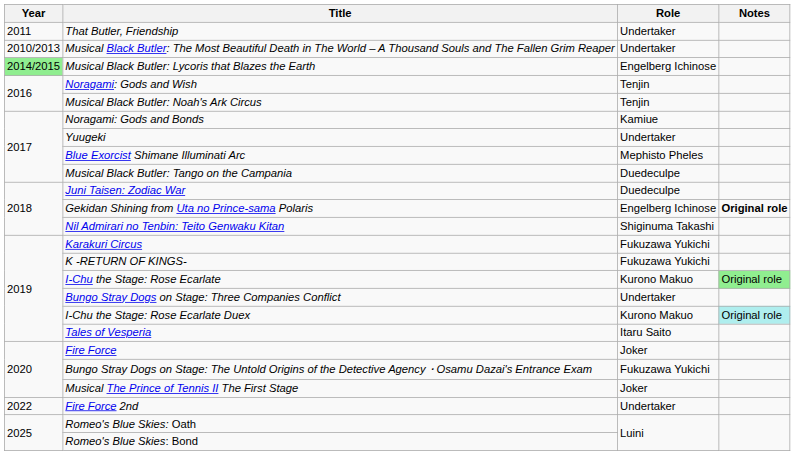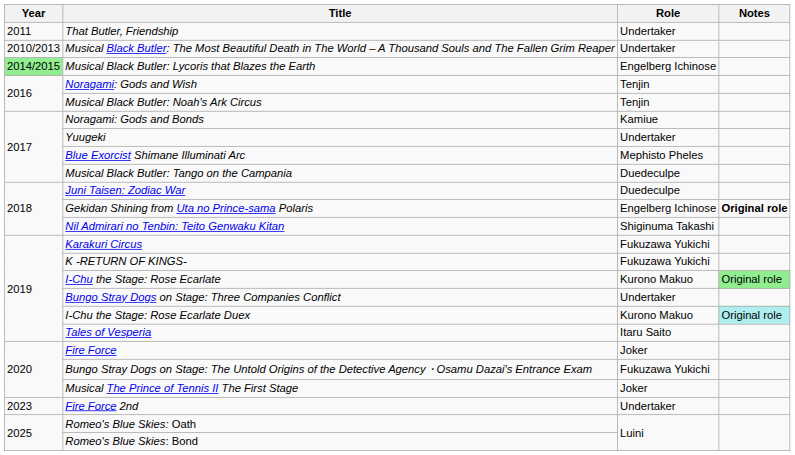(20, 406) 2022 -> (20, 406) 2023
